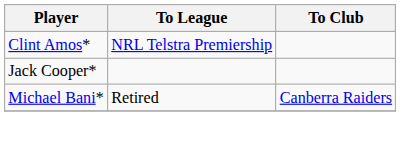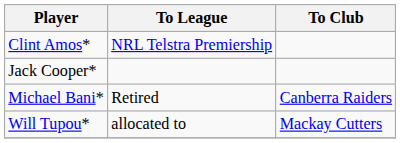+ row: (49, 124)
